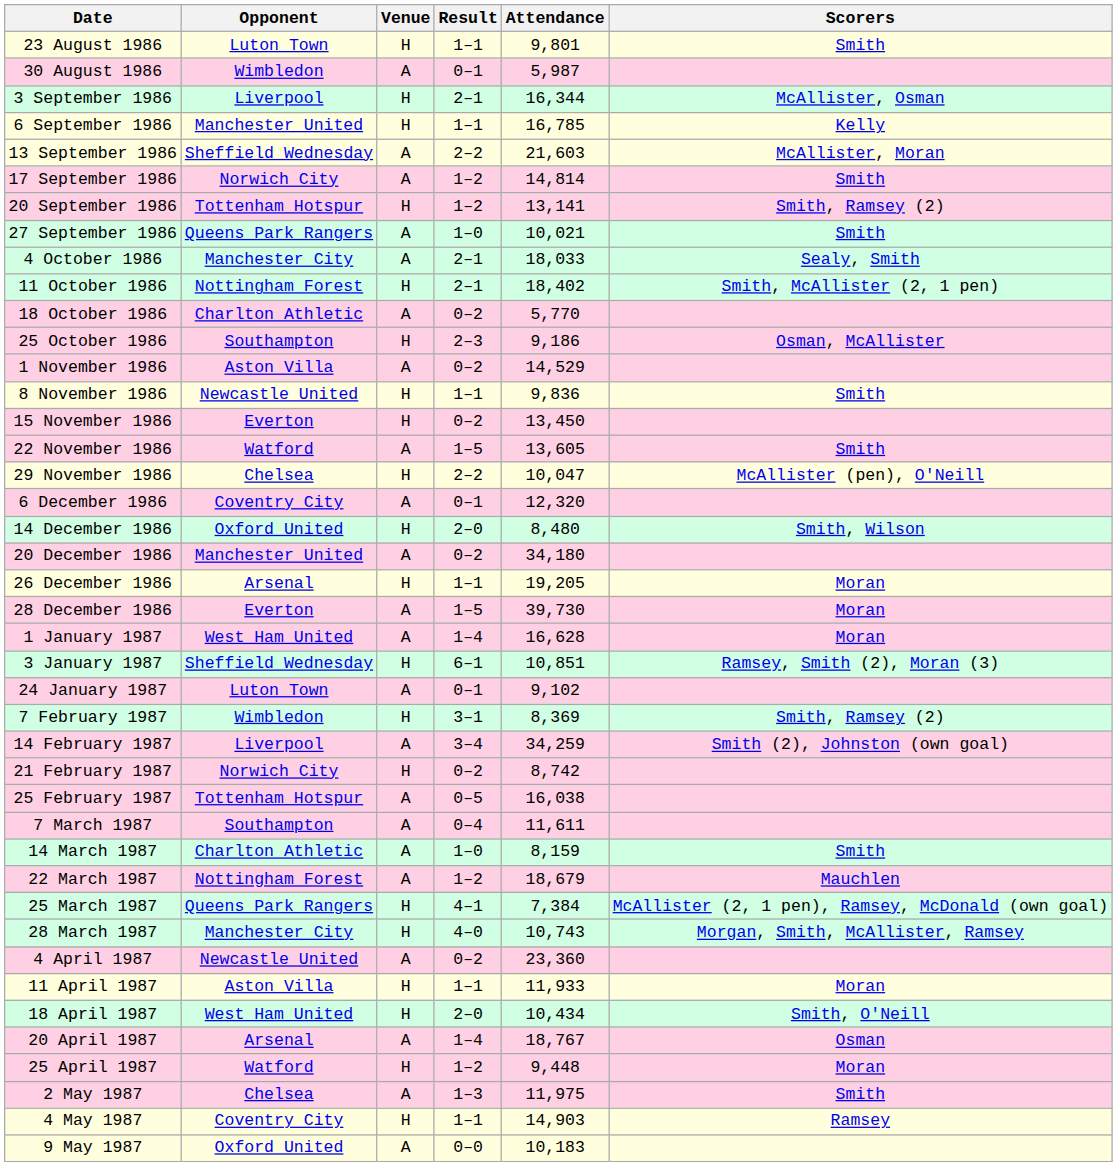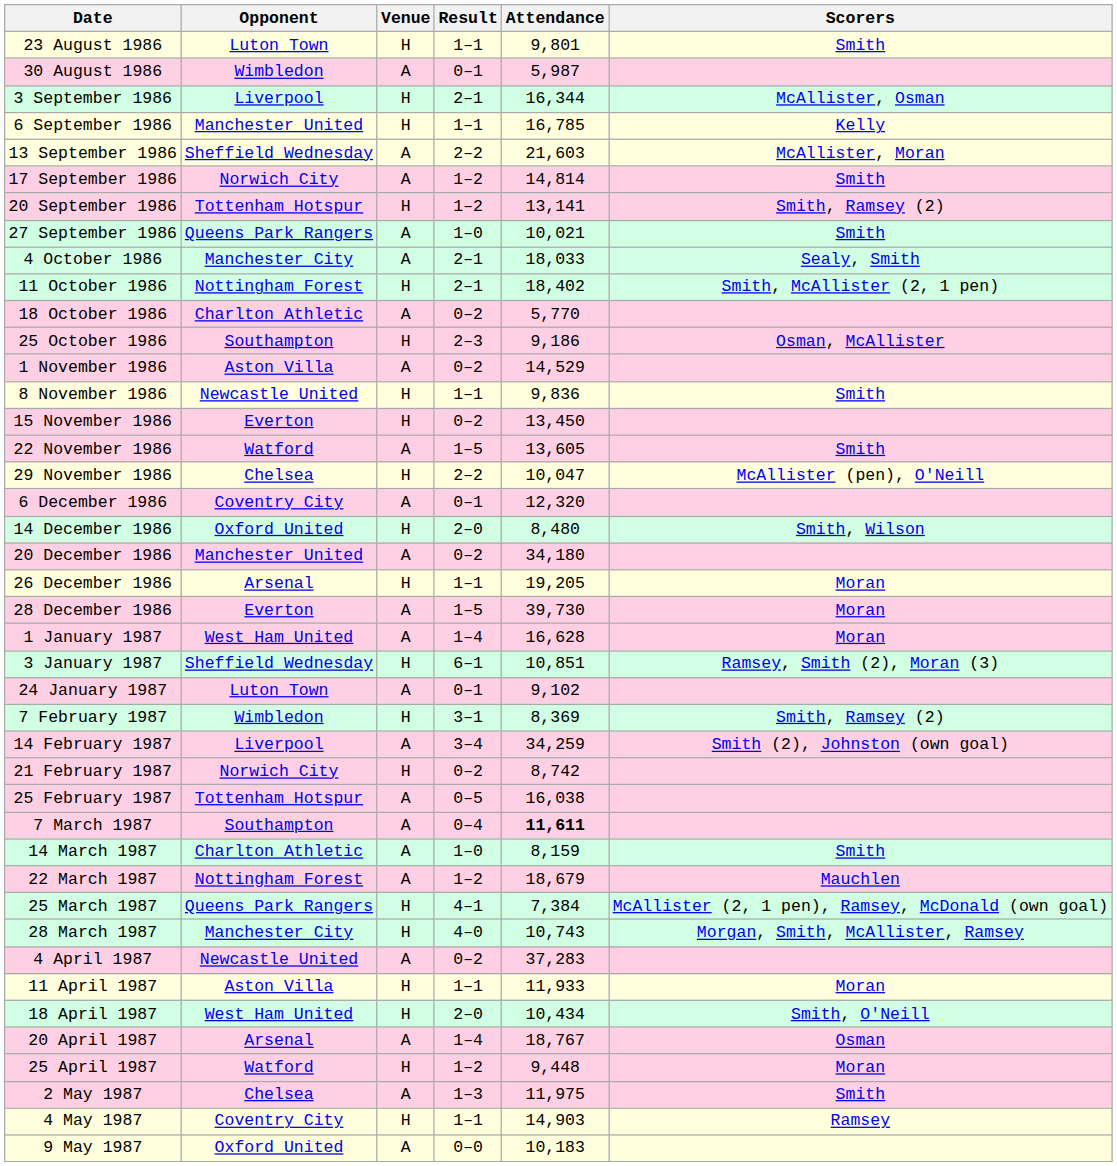(555, 825) normal -> (555, 825) bold
(555, 960) 23,360 -> (555, 960) 37,283
